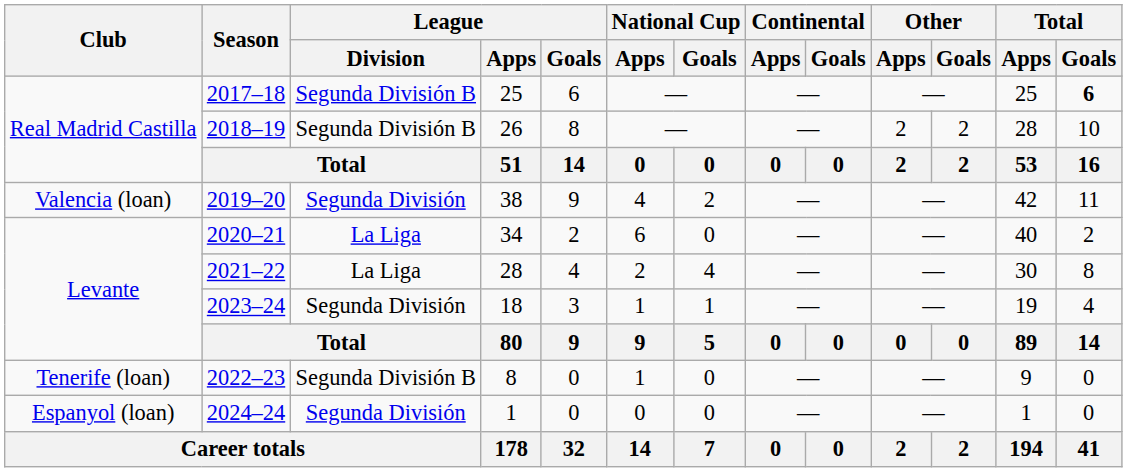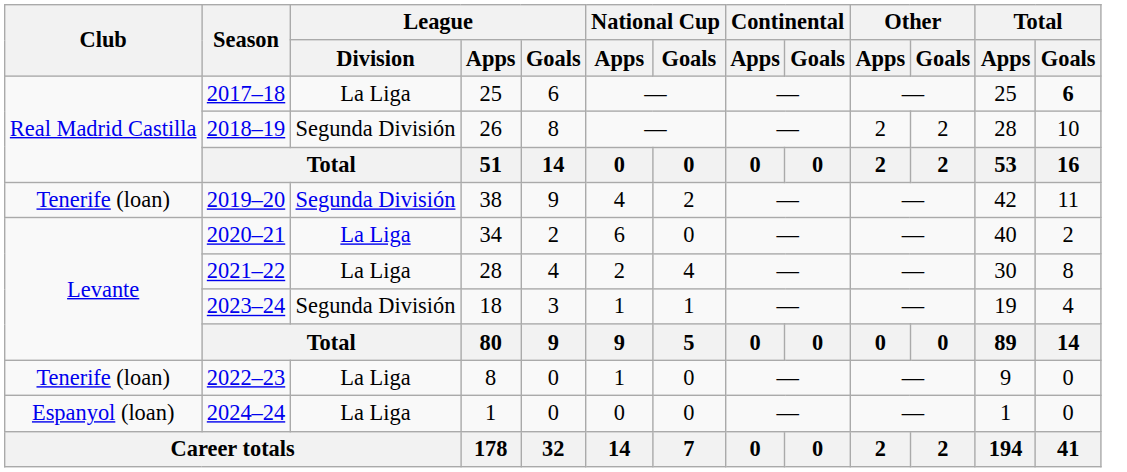(386, 93) Segunda División B -> (375, 93) La Liga
(386, 128) Segunda División B -> (376, 128) Segunda División
(103, 199) Valencia (loan) -> (103, 199) Tenerife (loan)
(386, 377) Segunda División B -> (375, 377) La Liga
(386, 413) Segunda División -> (375, 413) La Liga
